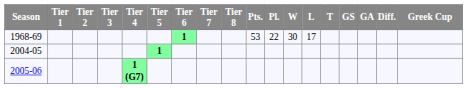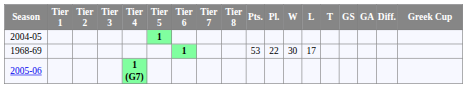rows swapped: (26, 37) <-> (26, 51)
